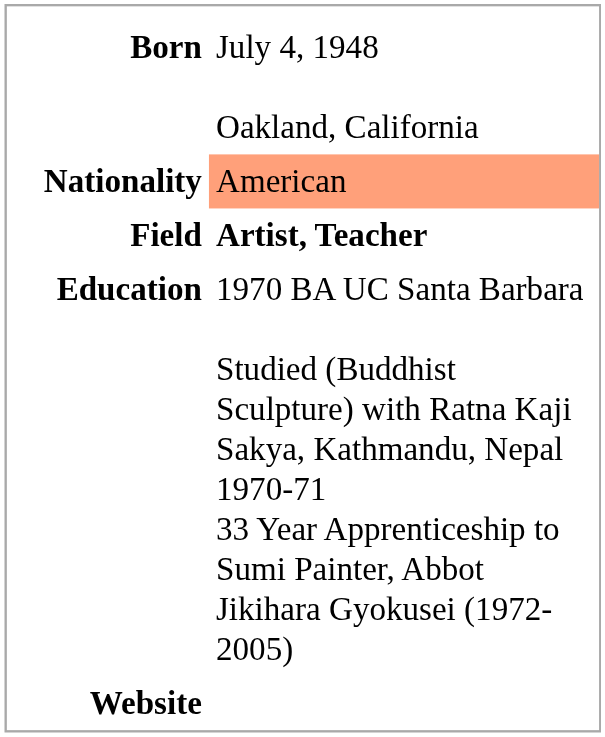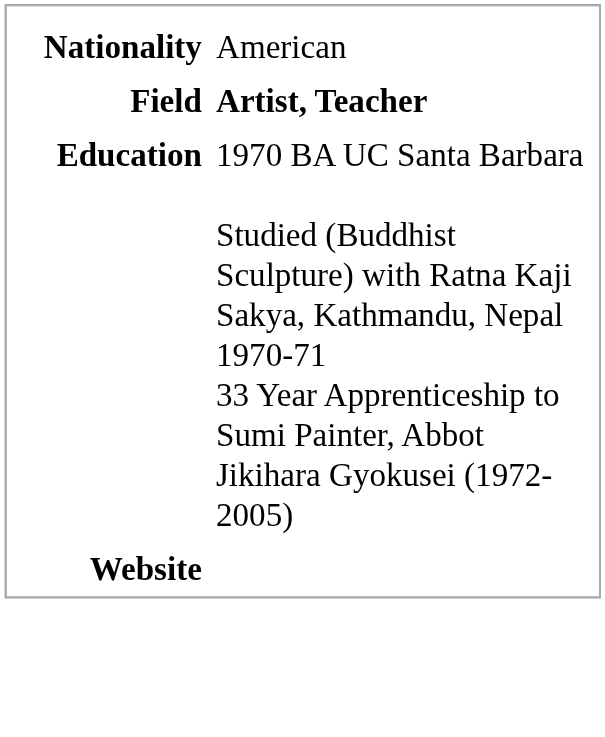- row: (166, 46)
(281, 180) lightsalmon background -> (281, 46) no background
